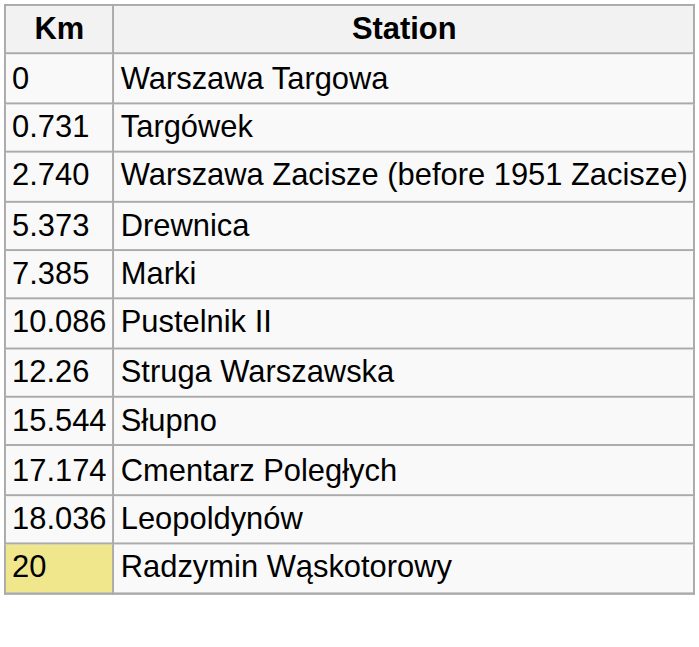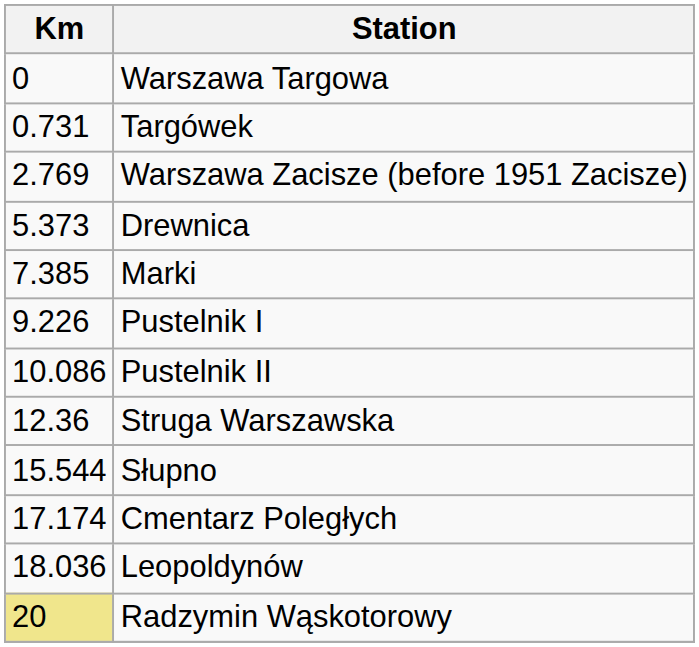(51, 175) 2.740 -> (51, 175) 2.769
+ row: (192, 322)
(51, 371) 12.26 -> (51, 420) 12.36
